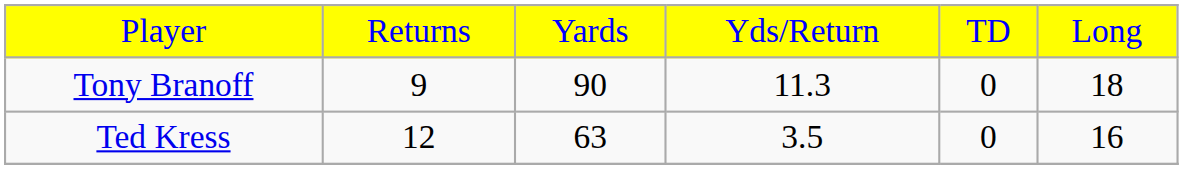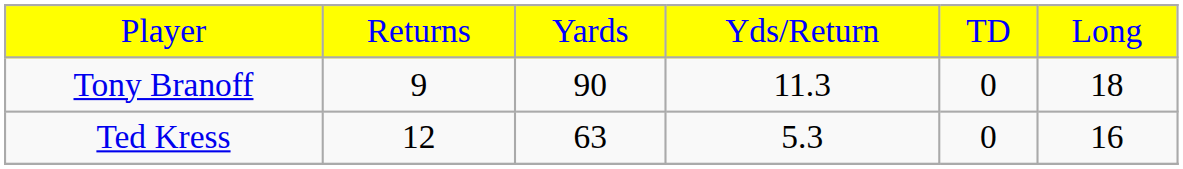(802, 137) 3.5 -> (802, 137) 5.3
